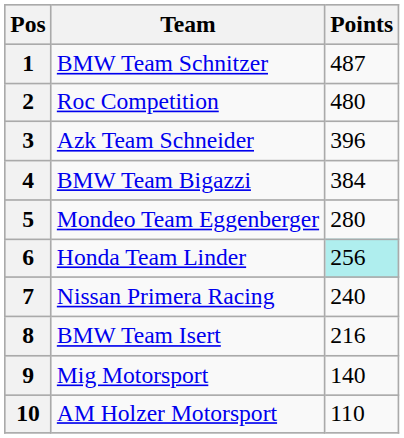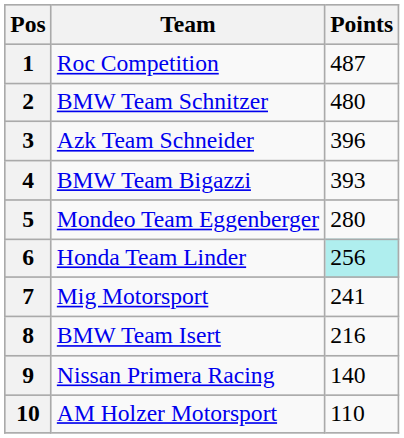(162, 63) BMW Team Schnitzer -> (138, 63) Roc Competition
(138, 102) Roc Competition -> (162, 102) BMW Team Schnitzer
(348, 180) 384 -> (348, 180) 393
(166, 297) Nissan Primera Racing -> (133, 297) Mig Motorsport
(348, 297) 240 -> (348, 297) 241
(133, 374) Mig Motorsport -> (166, 374) Nissan Primera Racing
